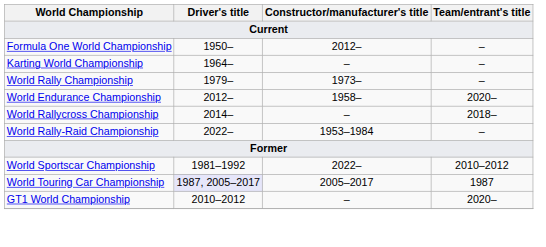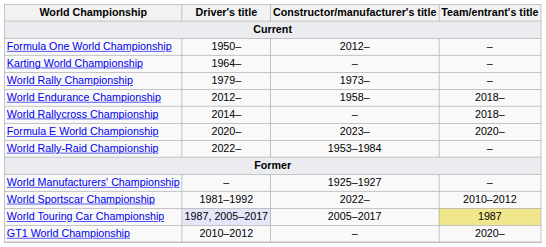(482, 98) 2020– -> (490, 98) 2018–
+ row: (83, 132)
+ row: (93, 183)
(482, 183) no background -> (490, 217) khaki background
